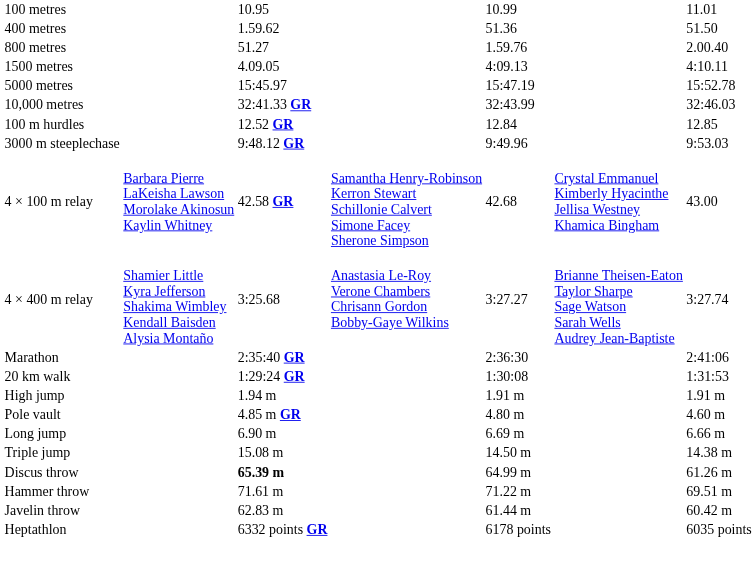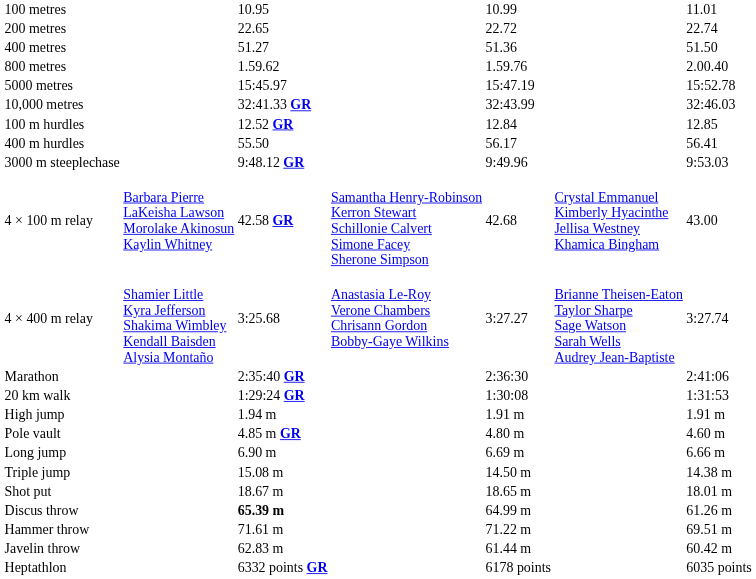+ row: (35, 28)
(259, 28) 1.59.62 -> (253, 47) 51.27
(253, 47) 51.27 -> (259, 66) 1.59.62
- row: (39, 66)
+ row: (44, 143)
+ row: (28, 491)
